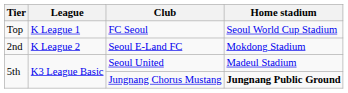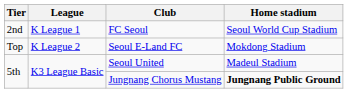(15, 29) Top -> (15, 29) 2nd
(15, 46) 2nd -> (15, 46) Top
